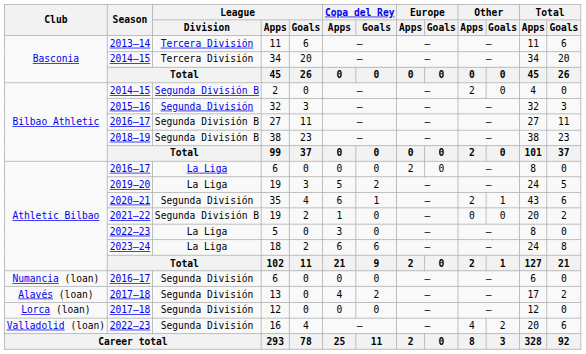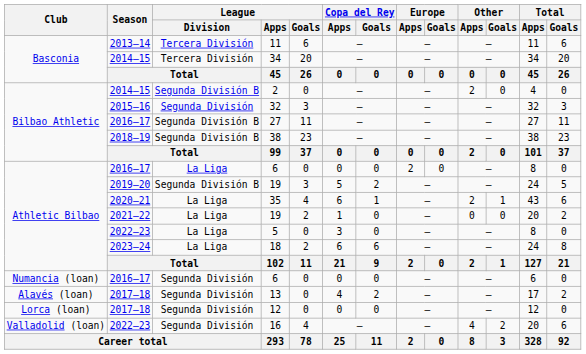(207, 185) La Liga -> (207, 185) Segunda División B
(207, 200) Segunda División -> (207, 200) La Liga
(207, 216) Segunda División B -> (207, 216) La Liga
